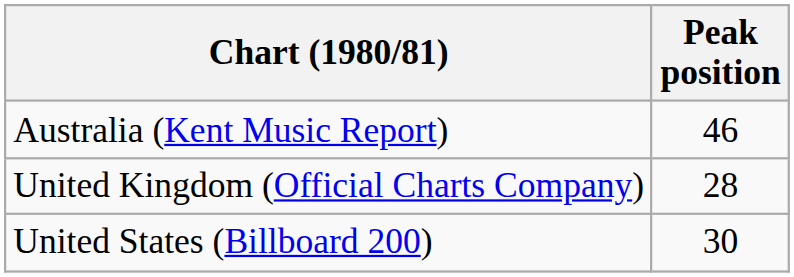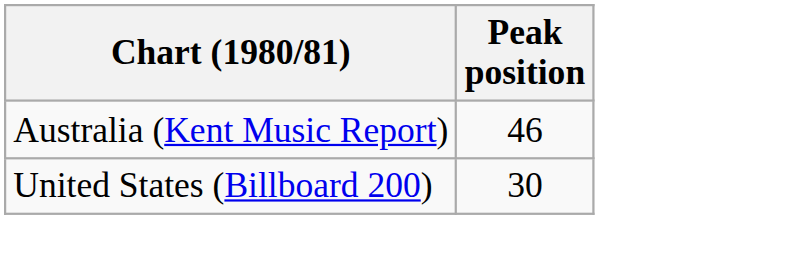- row: (329, 185)
